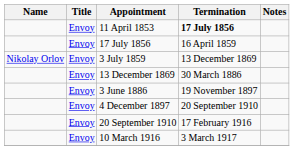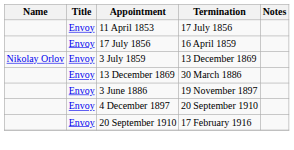(207, 28) bold -> (207, 28) normal
- row: (130, 138)
